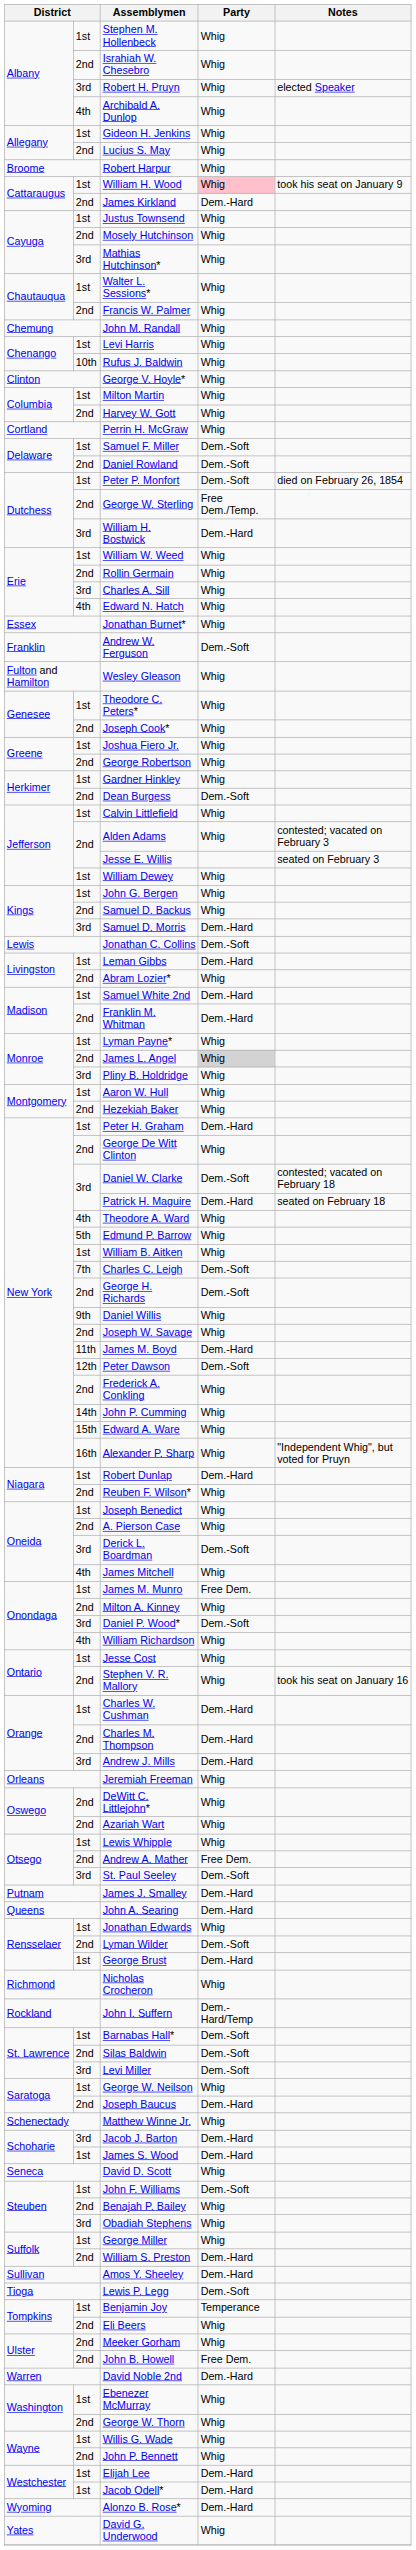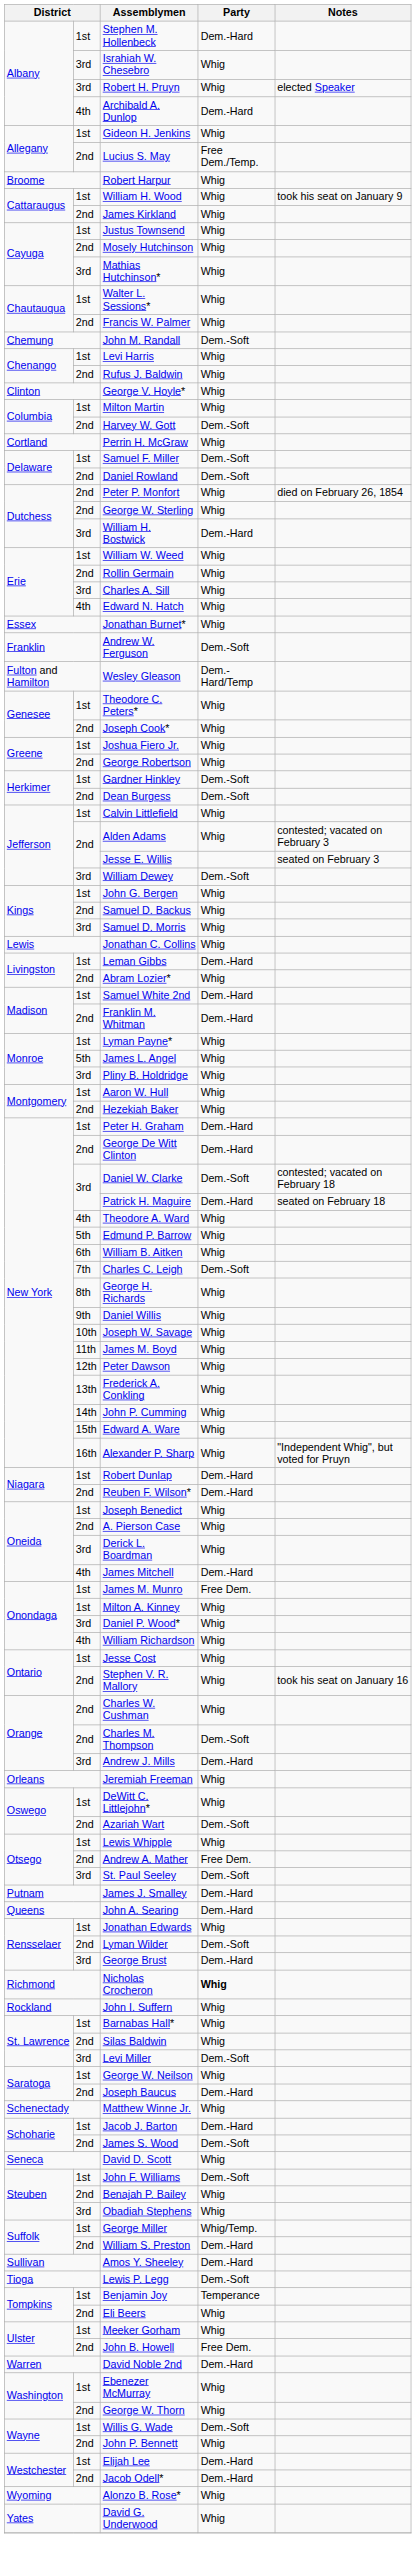(213, 36) Whig -> (227, 36) Dem.-Hard
(85, 65) 2nd -> (84, 65) 3rd
(213, 111) Whig -> (227, 111) Dem.-Hard
(213, 151) Whig -> (230, 157) Free Dem./Temp.
(213, 185) pink background -> (213, 197) no background
(227, 202) Dem.-Hard -> (213, 214) Whig
(213, 328) Whig -> (225, 340) Dem.-Soft
(86, 362) 10th -> (85, 374) 2nd
(213, 413) Whig -> (225, 425) Dem.-Soft
(83, 481) 1st -> (85, 493) 2nd
(225, 481) Dem.-Soft -> (213, 493) Whig
(230, 504) Free Dem./Temp. -> (213, 510) Whig
(213, 676) Whig -> (227, 676) Dem.-Hard/Temp
(213, 779) Whig -> (225, 779) Dem.-Soft
(83, 876) 1st -> (84, 876) 3rd
(213, 876) Whig -> (225, 876) Dem.-Soft
(227, 927) Dem.-Hard -> (213, 927) Whig
(225, 944) Dem.-Soft -> (213, 944) Whig
(85, 1058) 2nd -> (83, 1058) 5th
(213, 1058) lightgrey background -> (213, 1058) no background
(213, 1149) Whig -> (227, 1149) Dem.-Hard
(83, 1252) 1st -> (83, 1252) 6th
(85, 1292) 2nd -> (83, 1292) 8th
(225, 1292) Dem.-Soft -> (213, 1292) Whig
(85, 1332) 2nd -> (86, 1332) 10th
(227, 1349) Dem.-Hard -> (213, 1349) Whig
(225, 1366) Dem.-Soft -> (213, 1366) Whig
(85, 1390) 2nd -> (86, 1390) 13th
(213, 1493) Whig -> (227, 1493) Dem.-Hard
(225, 1550) Dem.-Soft -> (213, 1550) Whig
(213, 1573) Whig -> (227, 1573) Dem.-Hard
(85, 1607) 2nd -> (83, 1607) 1st
(225, 1624) Dem.-Soft -> (213, 1624) Whig
(83, 1710) 1st -> (85, 1710) 2nd
(227, 1710) Dem.-Hard -> (213, 1710) Whig
(227, 1739) Dem.-Hard -> (225, 1739) Dem.-Soft
(85, 1802) 2nd -> (83, 1802) 1st
(213, 1825) Whig -> (225, 1825) Dem.-Soft
(83, 1961) 1st -> (84, 1961) 3rd
(213, 1984) normal -> (214, 1984) bold
(227, 2013) Dem.-Hard/Temp -> (213, 2007) Whig
(225, 2036) Dem.-Soft -> (213, 2024) Whig
(225, 2053) Dem.-Soft -> (213, 2041) Whig
(84, 2138) 3rd -> (83, 2126) 1st
(83, 2155) 1st -> (85, 2143) 2nd
(227, 2155) Dem.-Hard -> (225, 2143) Dem.-Soft
(213, 2240) Whig -> (229, 2228) Whig/Temp.
(85, 2342) 2nd -> (83, 2330) 1st
(213, 2439) Whig -> (225, 2427) Dem.-Soft
(83, 2490) 1st -> (85, 2478) 2nd
(227, 2507) Dem.-Hard -> (213, 2495) Whig
